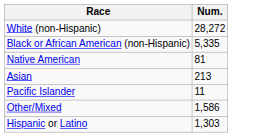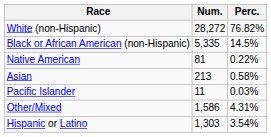+ column: (247, 12)
